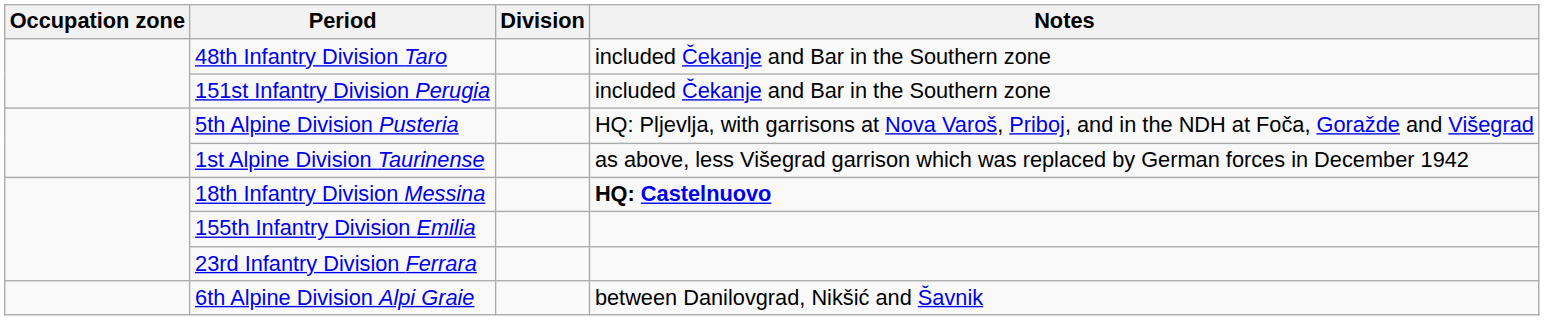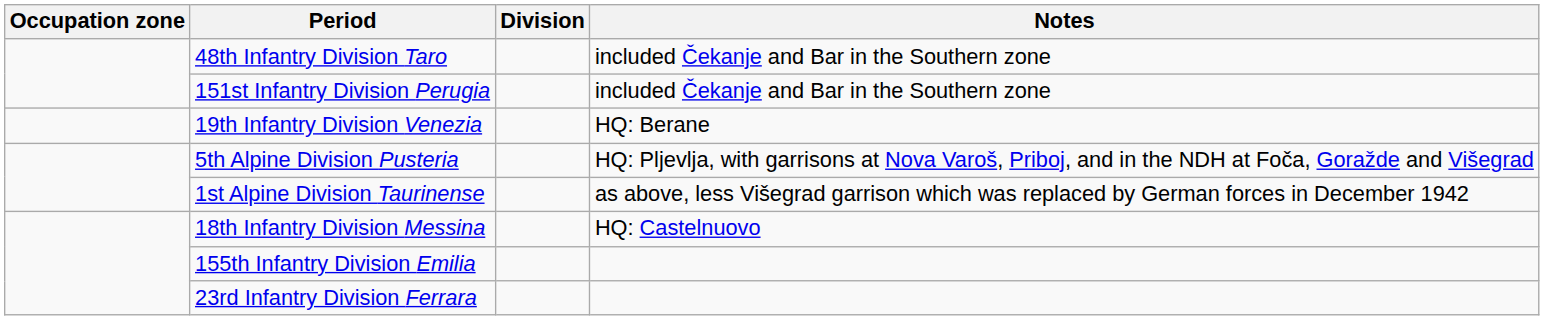+ row: (339, 125)
(683, 194) bold -> (678, 228) normal
- row: (335, 297)
